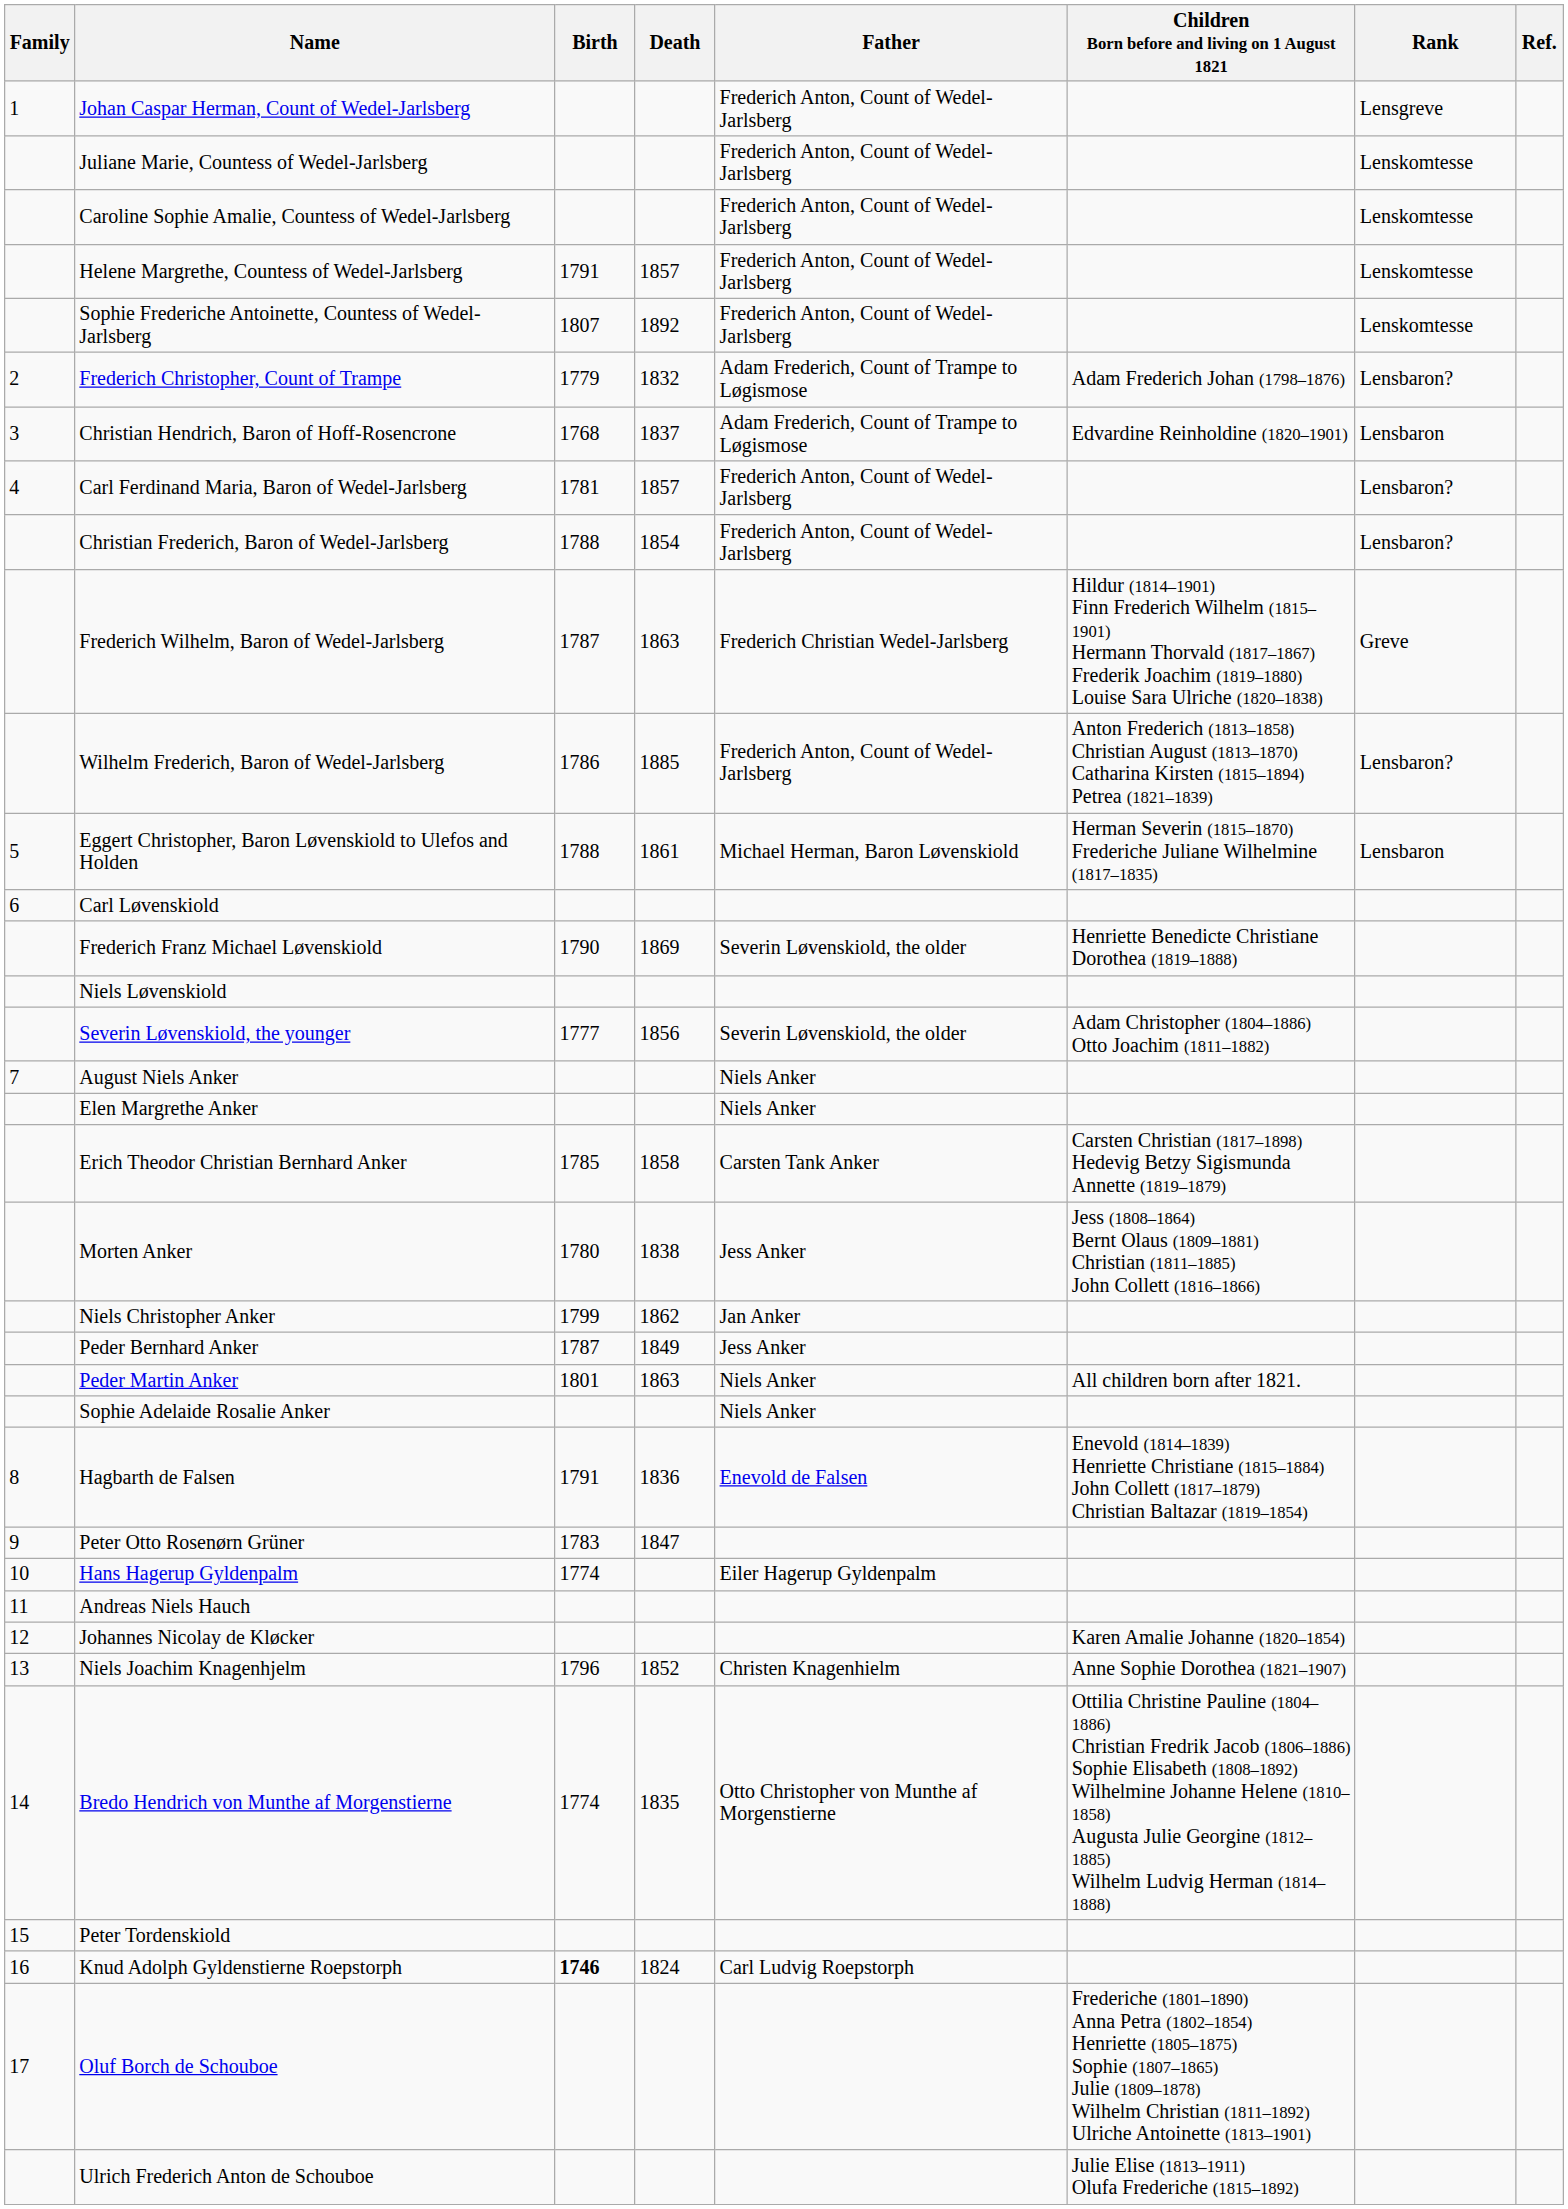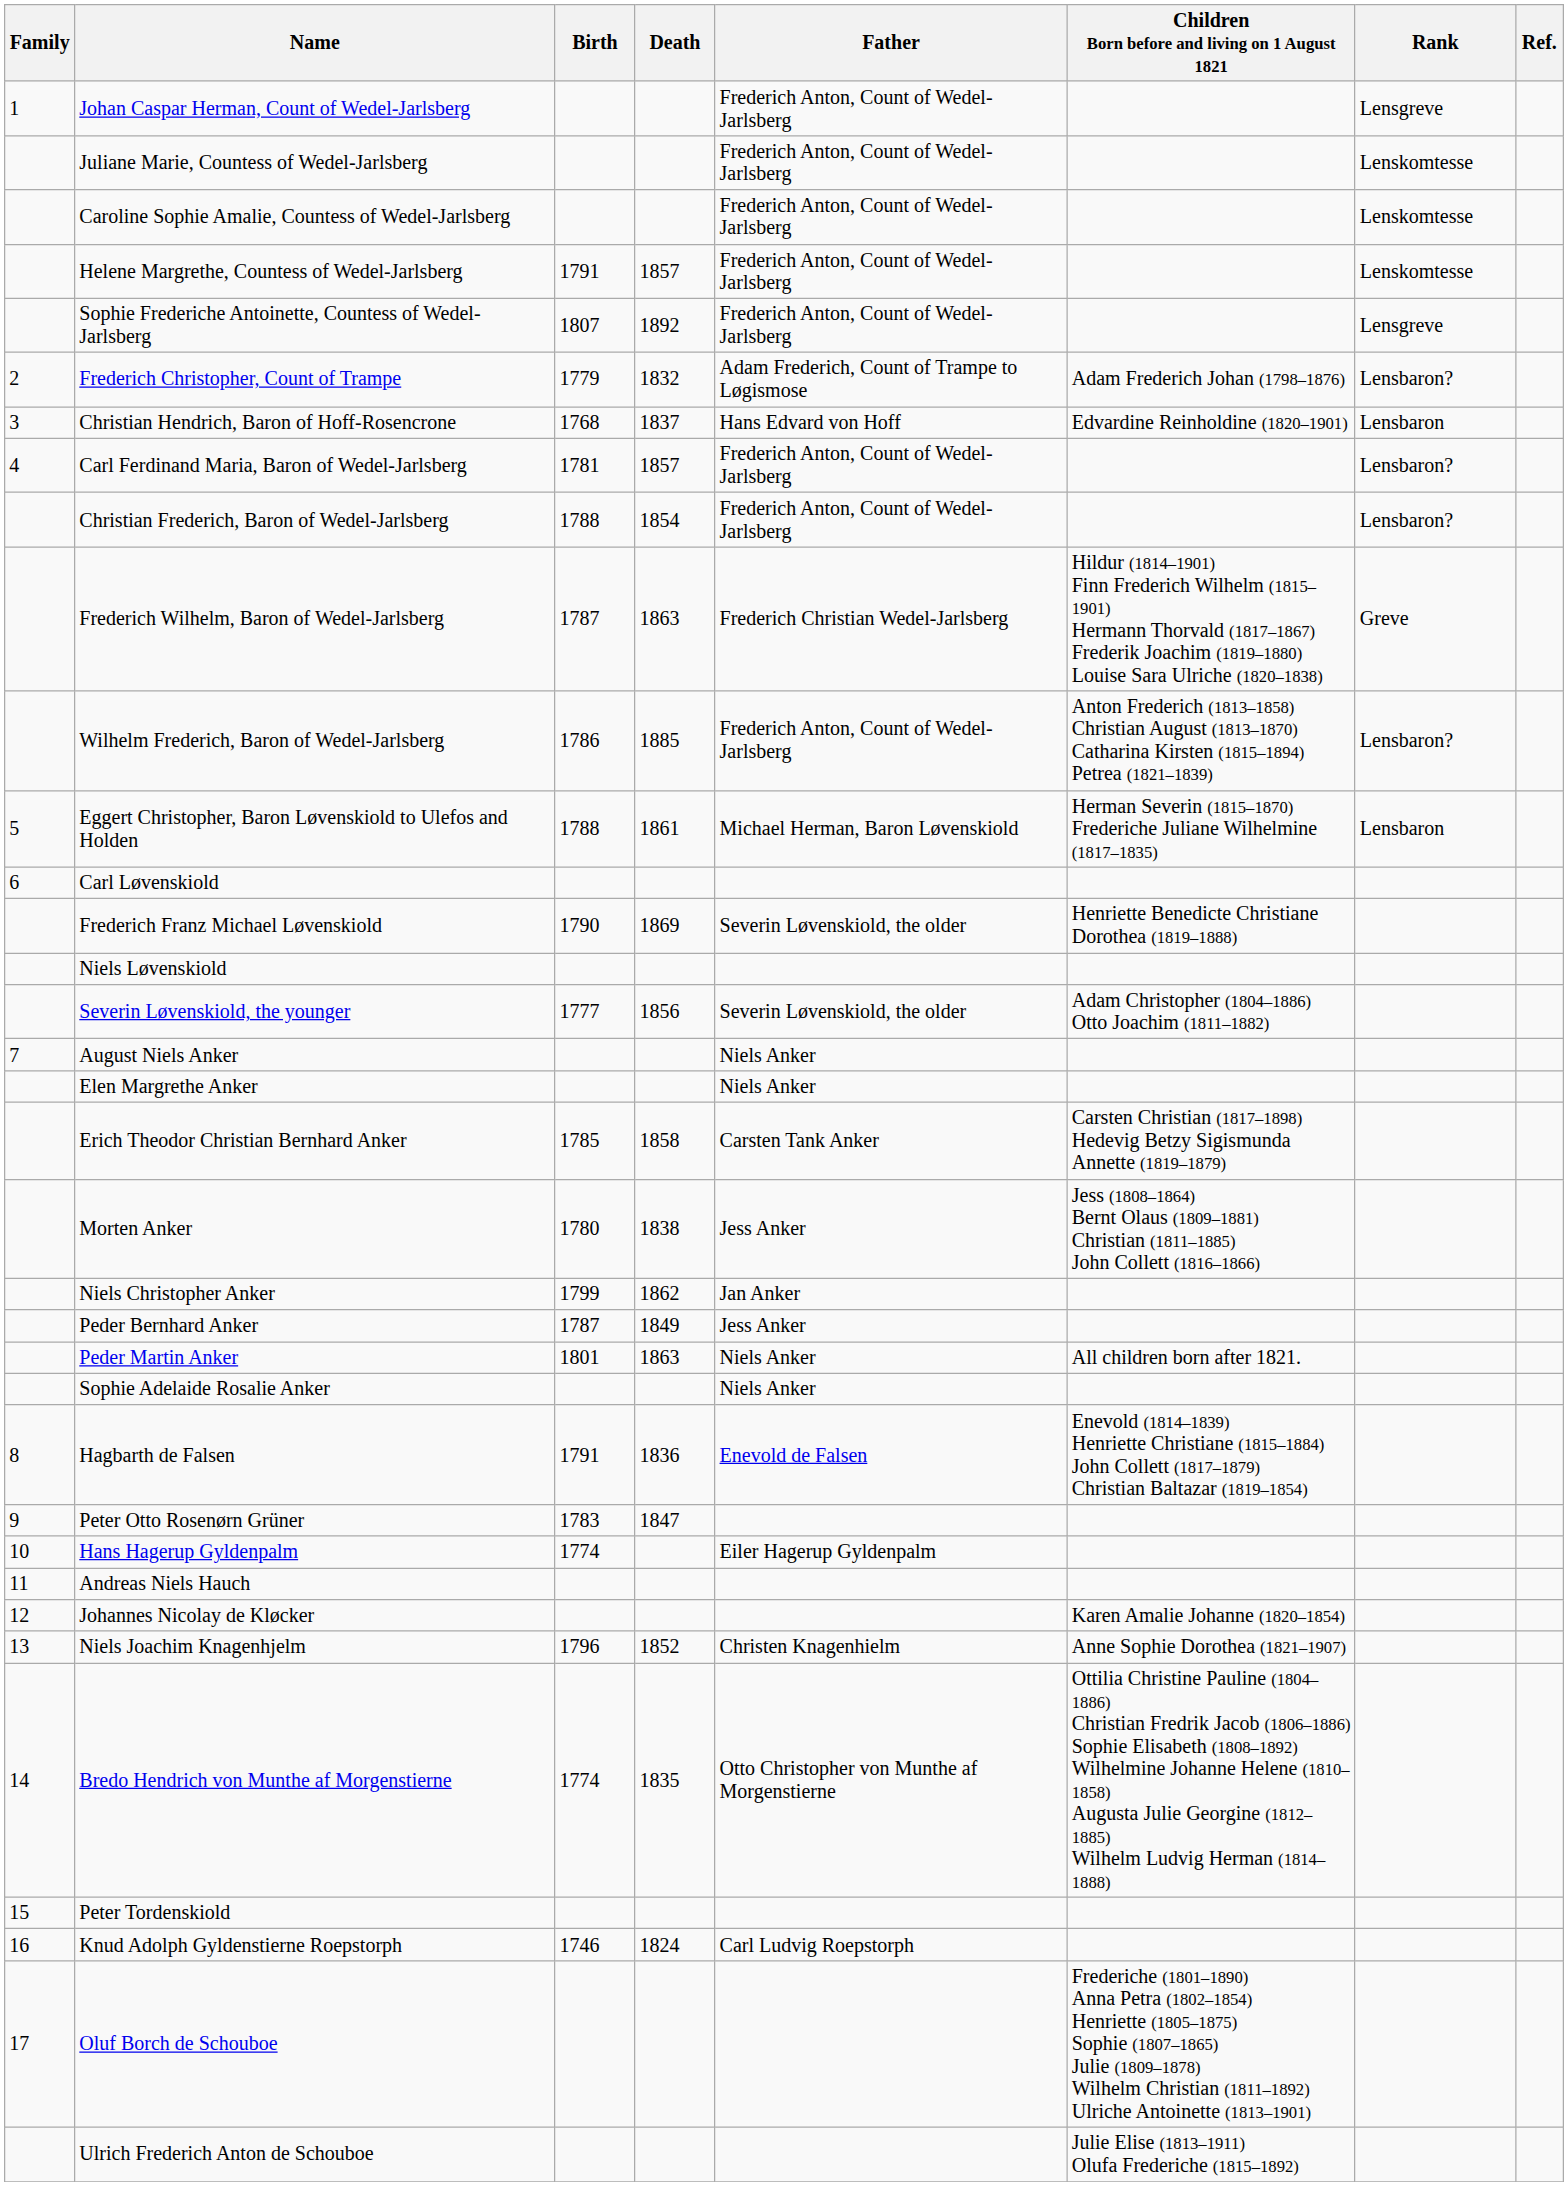(1416, 325) Lenskomtesse -> (1401, 325) Lensgreve
(868, 433) Adam Frederich, Count of Trampe to Løgismose -> (810, 422) Hans Edvard von Hoff
(580, 1967) bold -> (580, 1944) normal
